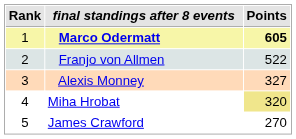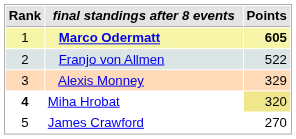(276, 80) 327 -> (276, 80) 329
(25, 101) normal -> (25, 101) bold
